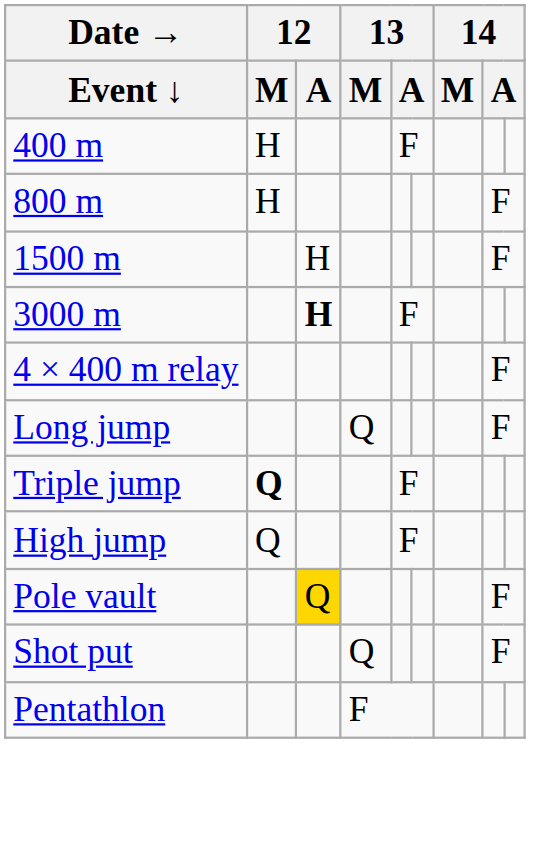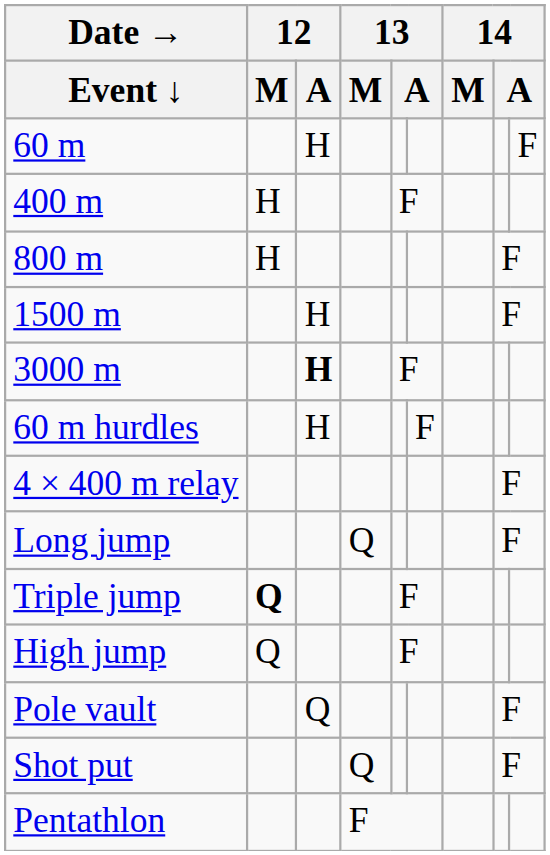+ row: (49, 145)
+ row: (106, 426)
(318, 595) gold background -> (318, 708) no background
